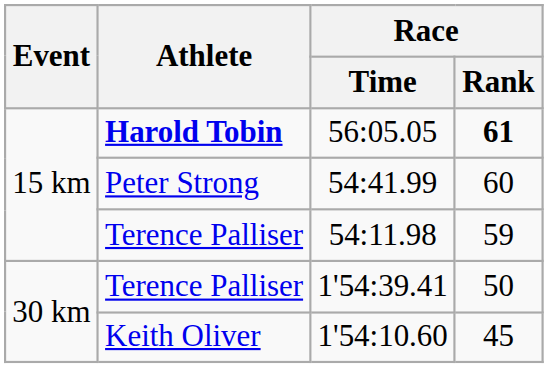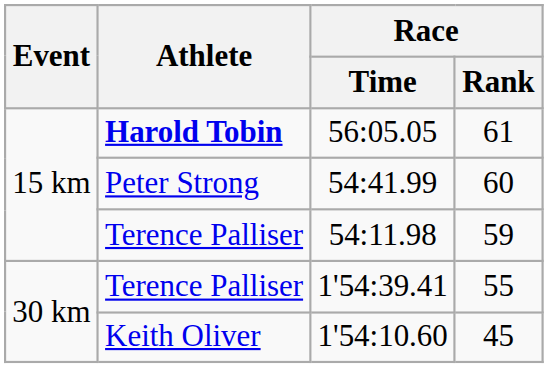(498, 132) bold -> (498, 132) normal
(498, 285) 50 -> (498, 285) 55
